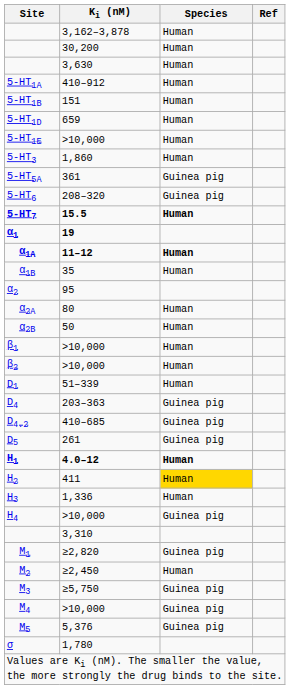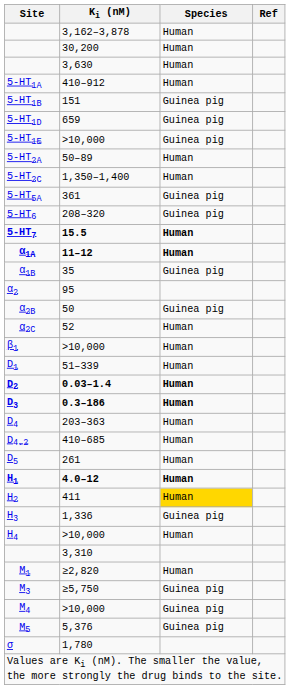(178, 102) Human -> (193, 102) Guinea pig
(178, 121) Human -> (193, 121) Guinea pig
(178, 140) Human -> (193, 140) Guinea pig
+ row: (24, 159)
+ row: (24, 177)
- row: (22, 159)
- row: (13, 234)
(178, 272) Human -> (193, 272) Guinea pig
- row: (21, 309)
(178, 328) Human -> (193, 309) Guinea pig
+ row: (21, 328)
- row: (13, 366)
+ row: (13, 385)
+ row: (13, 404)
(193, 404) Guinea pig -> (178, 422) Human
(193, 422) Guinea pig -> (178, 441) Human
(193, 441) Guinea pig -> (178, 460) Human
(178, 498) Human -> (193, 517) Guinea pig
(193, 517) Guinea pig -> (178, 535) Human
(193, 552) Guinea pig -> (178, 571) Human
- row: (19, 571)
